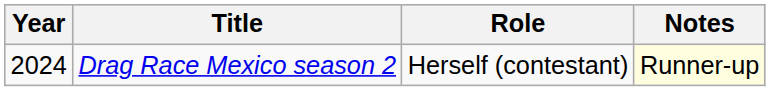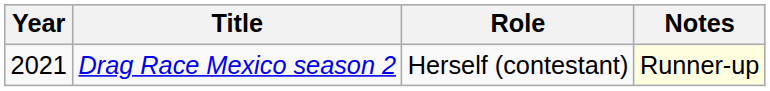(39, 64) 2024 -> (39, 64) 2021
